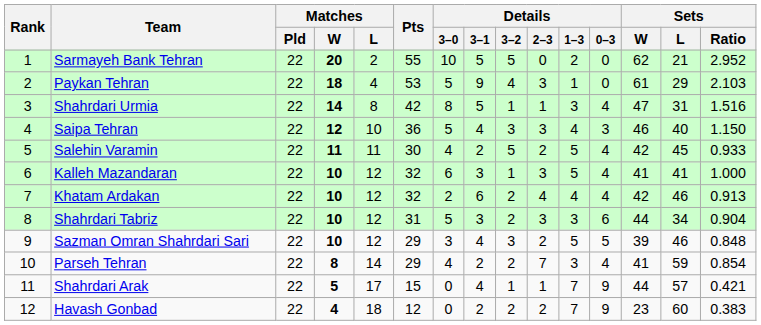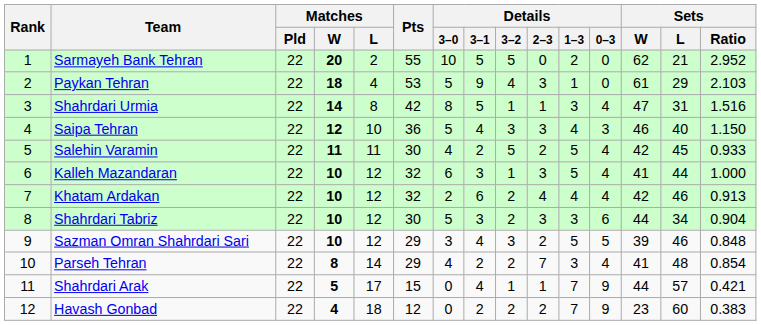(680, 174) 41 -> (680, 174) 44
(413, 219) 31 -> (413, 219) 30
(680, 264) 59 -> (680, 264) 48
